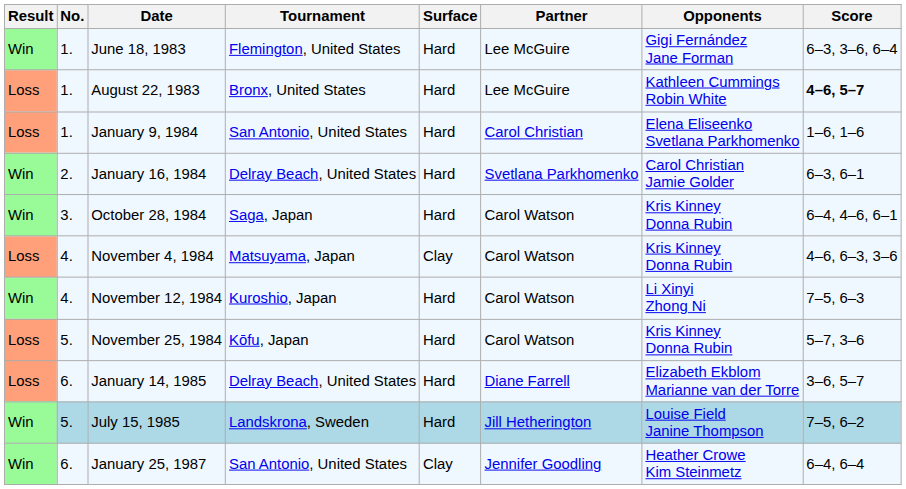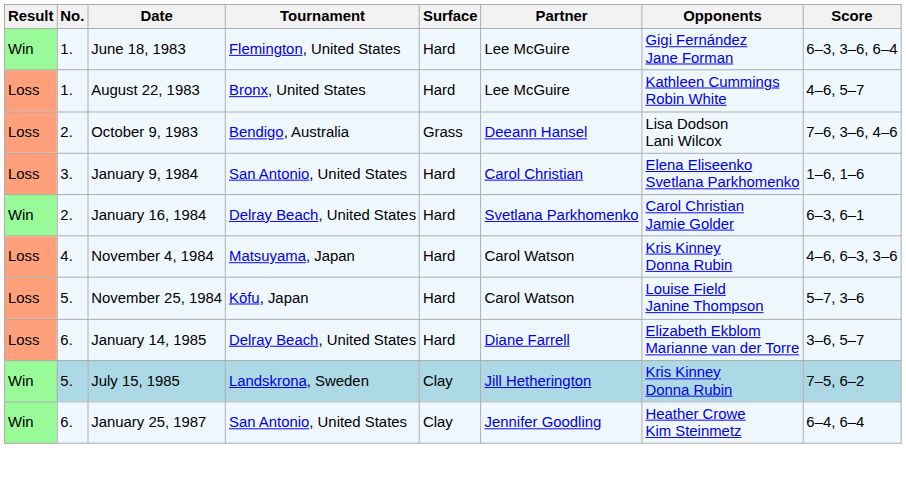(835, 90) bold -> (835, 90) normal
+ row: (145, 131)
(67, 131) 1. -> (67, 173) 3.
- row: (149, 214)
(438, 256) Clay -> (439, 256) Hard
- row: (157, 297)
(689, 339) Kris Kinney Donna Rubin -> (705, 297) Louise Field Janine Thompson
(439, 422) Hard -> (438, 380) Clay
(705, 422) Louise Field Janine Thompson -> (689, 380) Kris Kinney Donna Rubin
